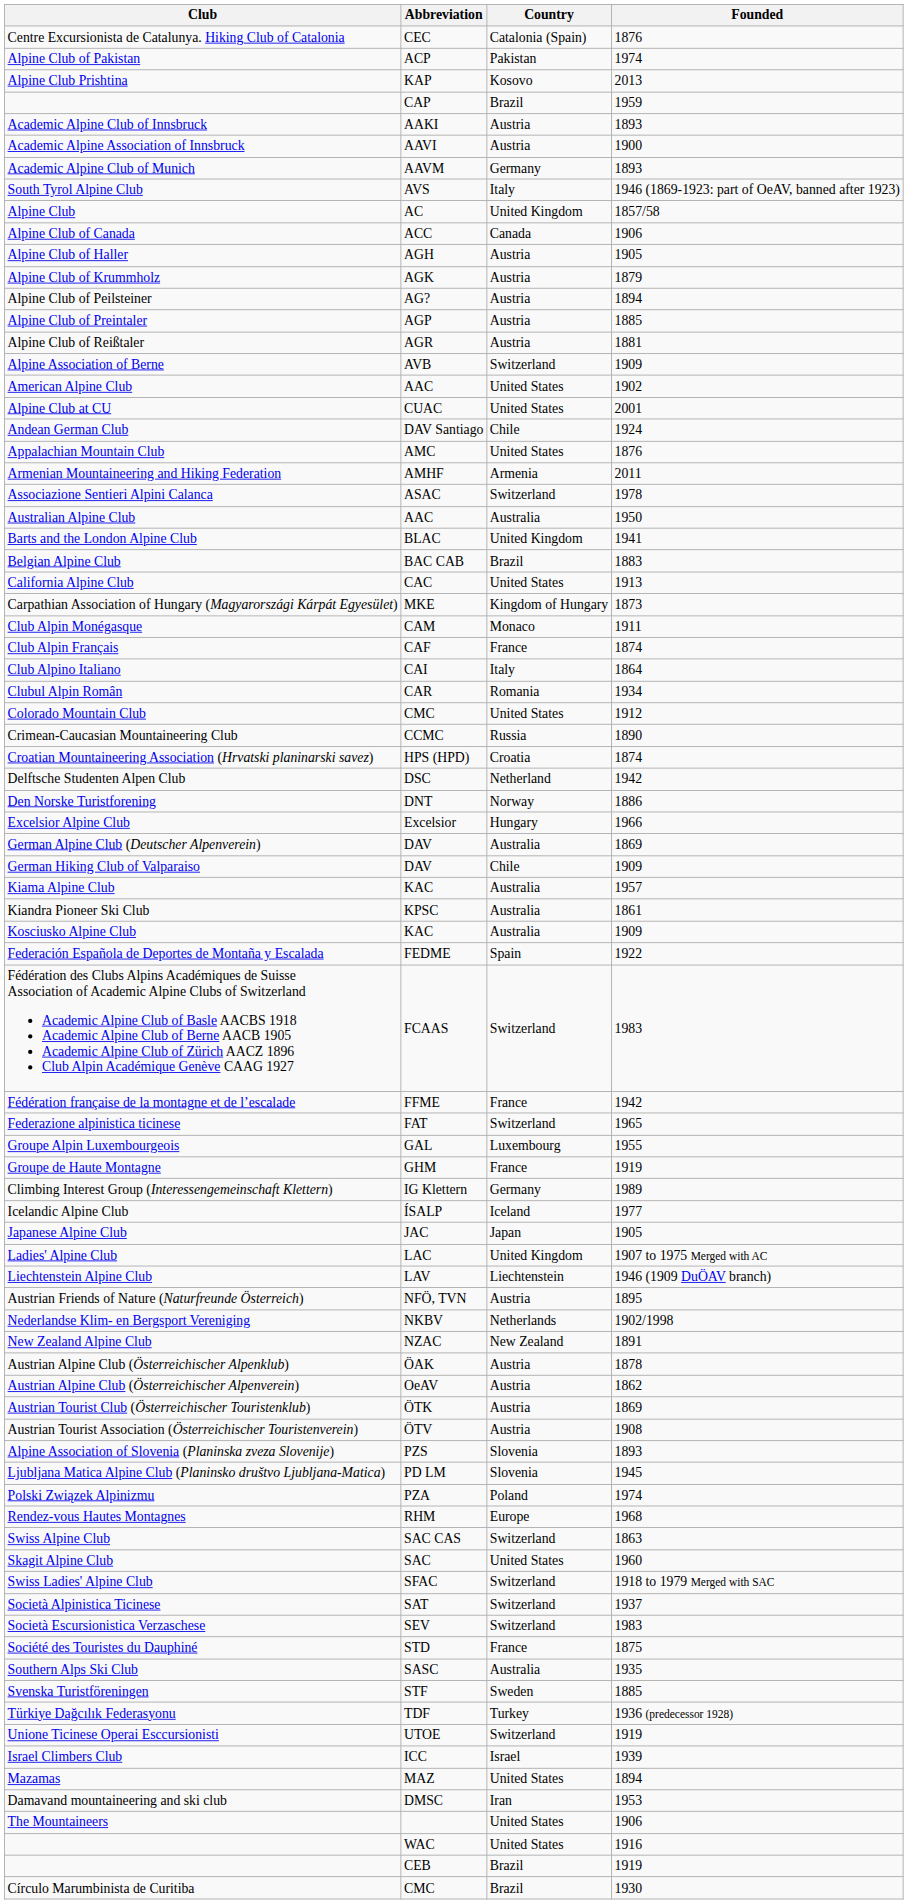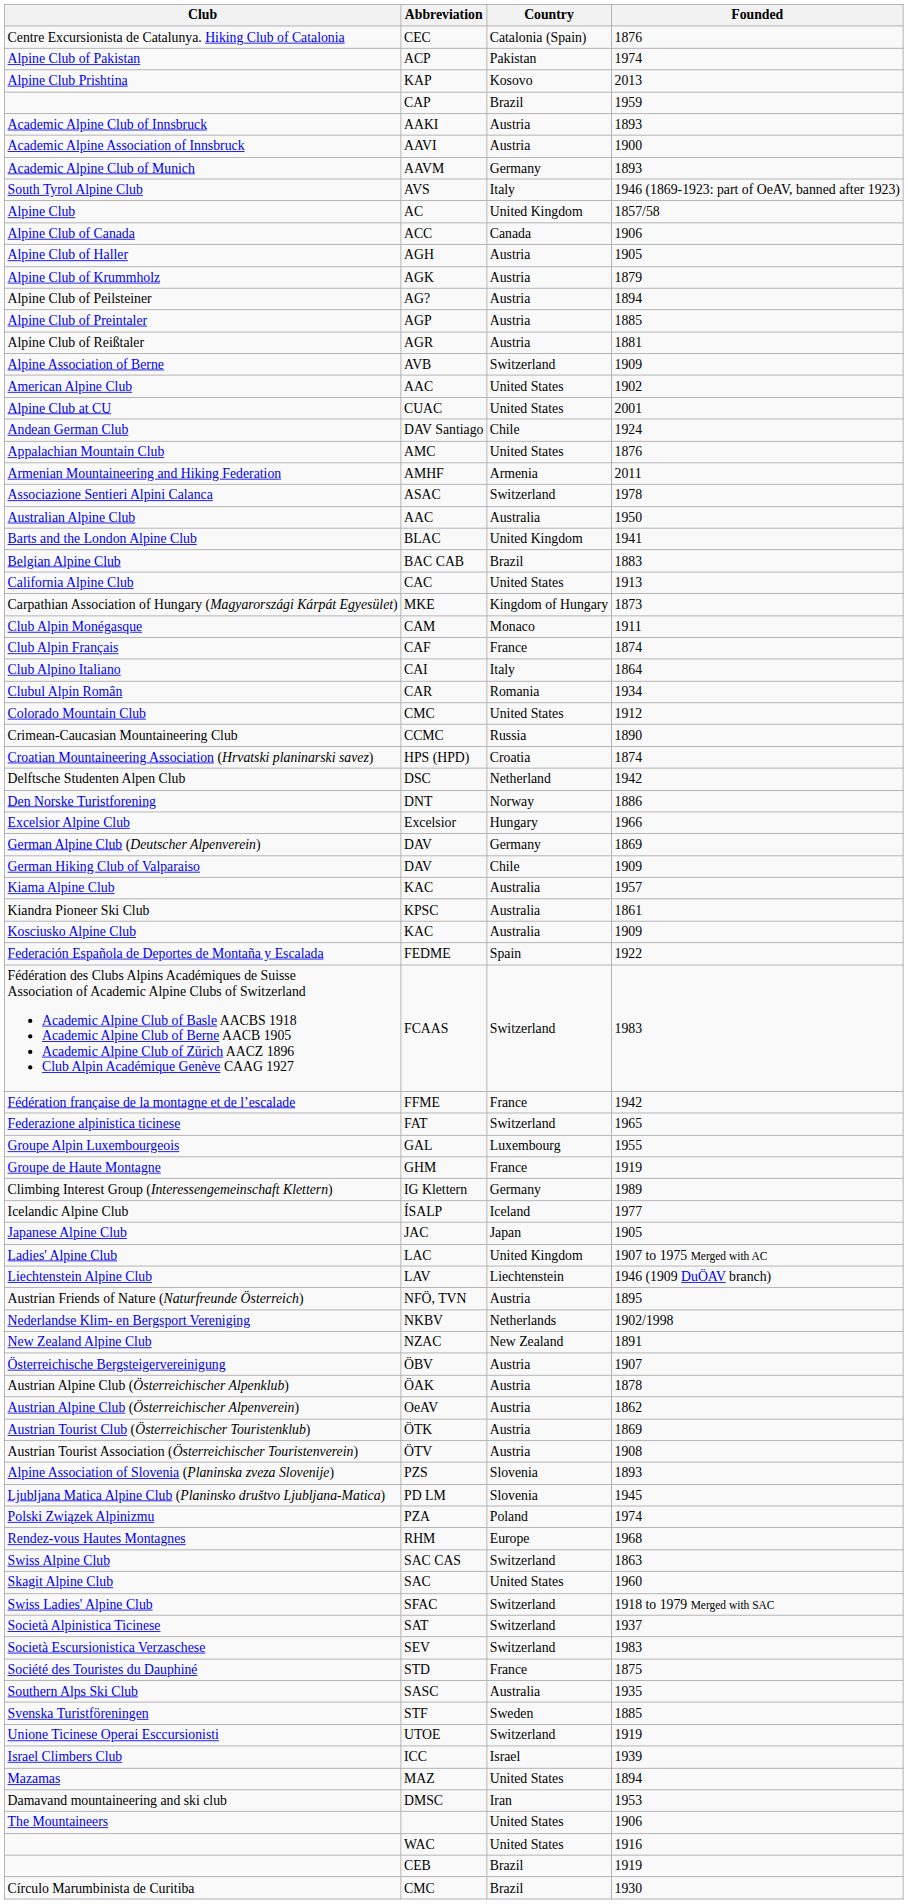(515, 844) Australia -> (515, 844) Germany
+ row: (117, 1364)
- row: (92, 1713)
